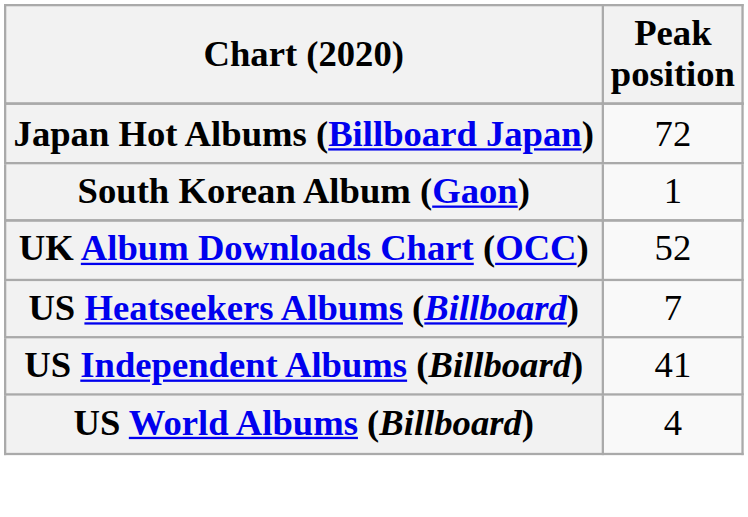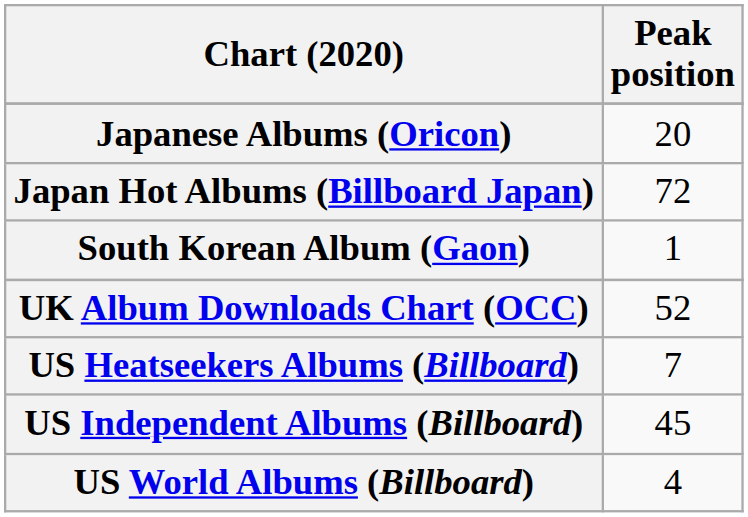+ row: (304, 132)
(673, 365) 41 -> (673, 423) 45
